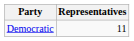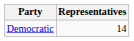(122, 28) 11 -> (121, 28) 14
